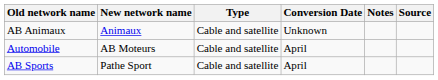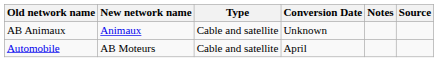- row: (30, 65)
